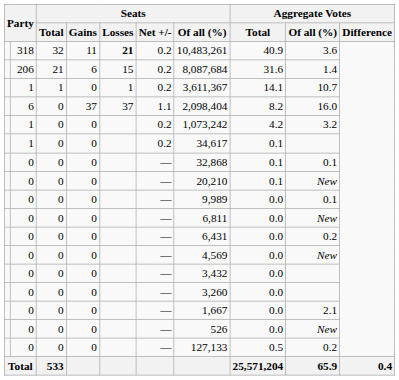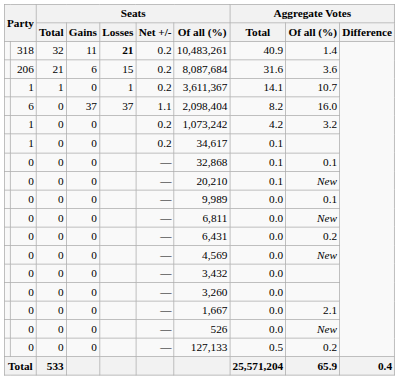(330, 51) 3.6 -> (330, 51) 1.4
(330, 69) 1.4 -> (330, 69) 3.6
